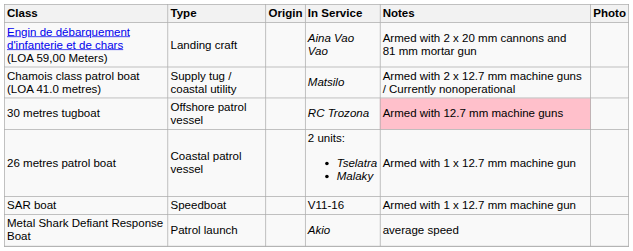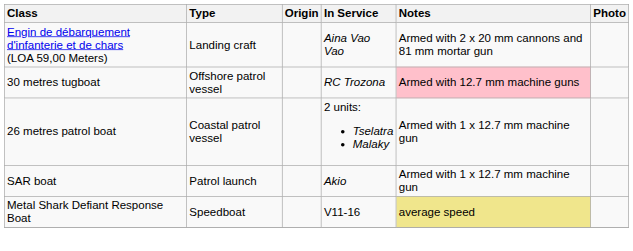- row: (73, 82)
(198, 205) Speedboat -> (223, 181) Patrol launch
(326, 205) V11-16 -> (335, 181) Akio
(204, 230) Patrol launch -> (217, 212) Speedboat
(319, 230) Akio -> (342, 212) V11-16
(421, 230) no background -> (437, 212) khaki background
